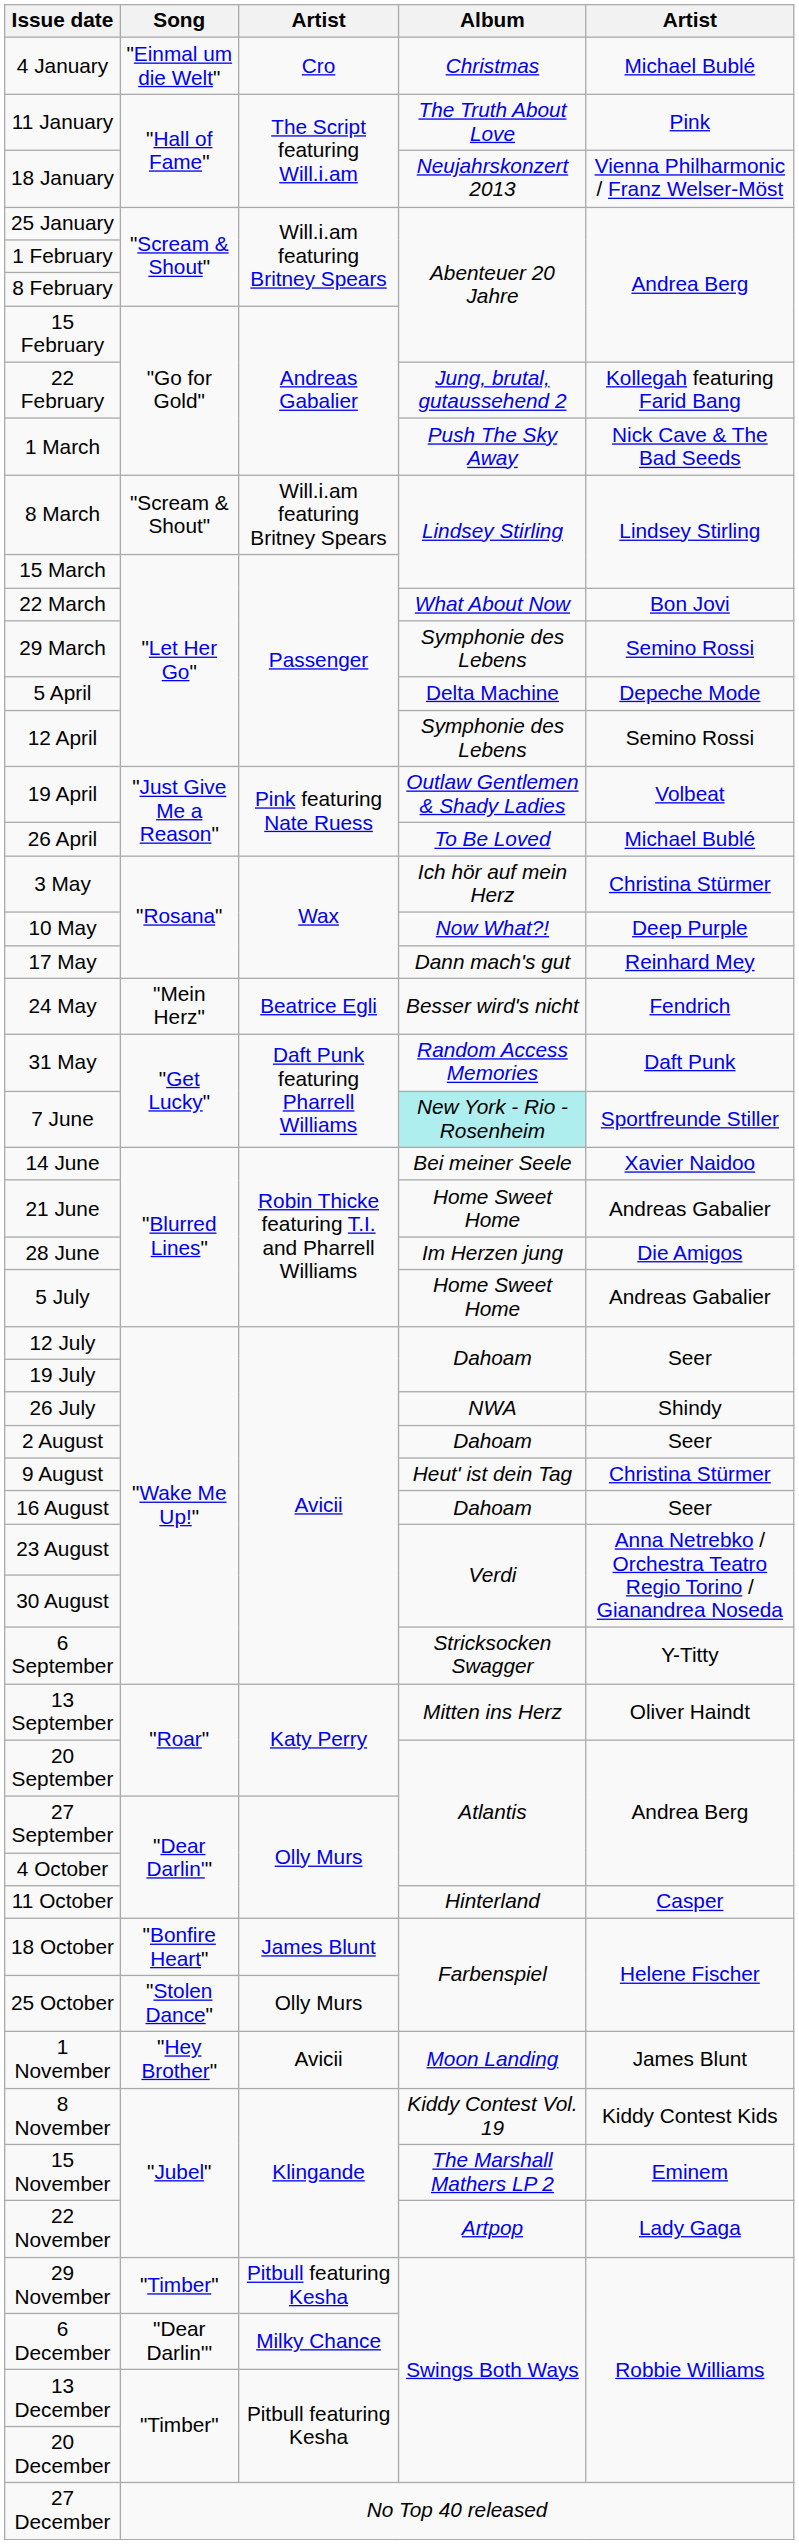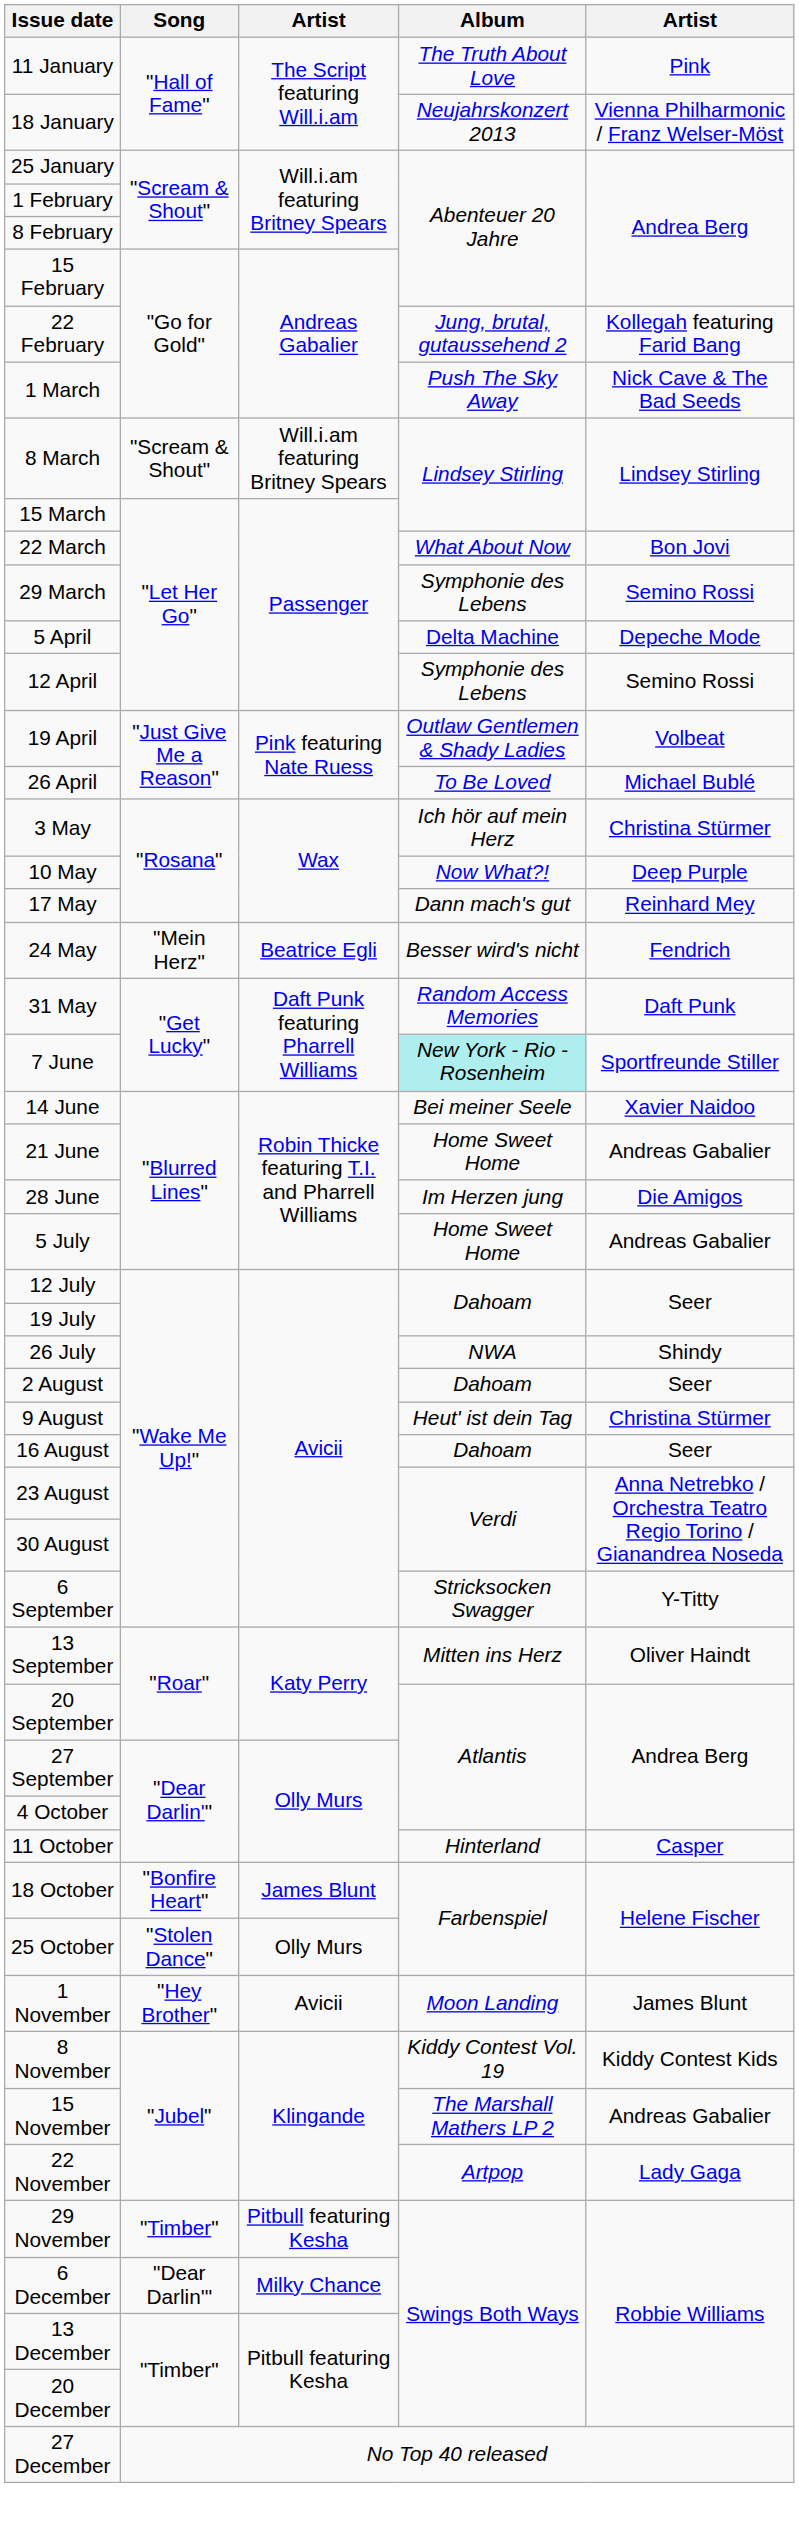- row: (62, 65)
(690, 2172) Eminem -> (690, 2115) Andreas Gabalier
